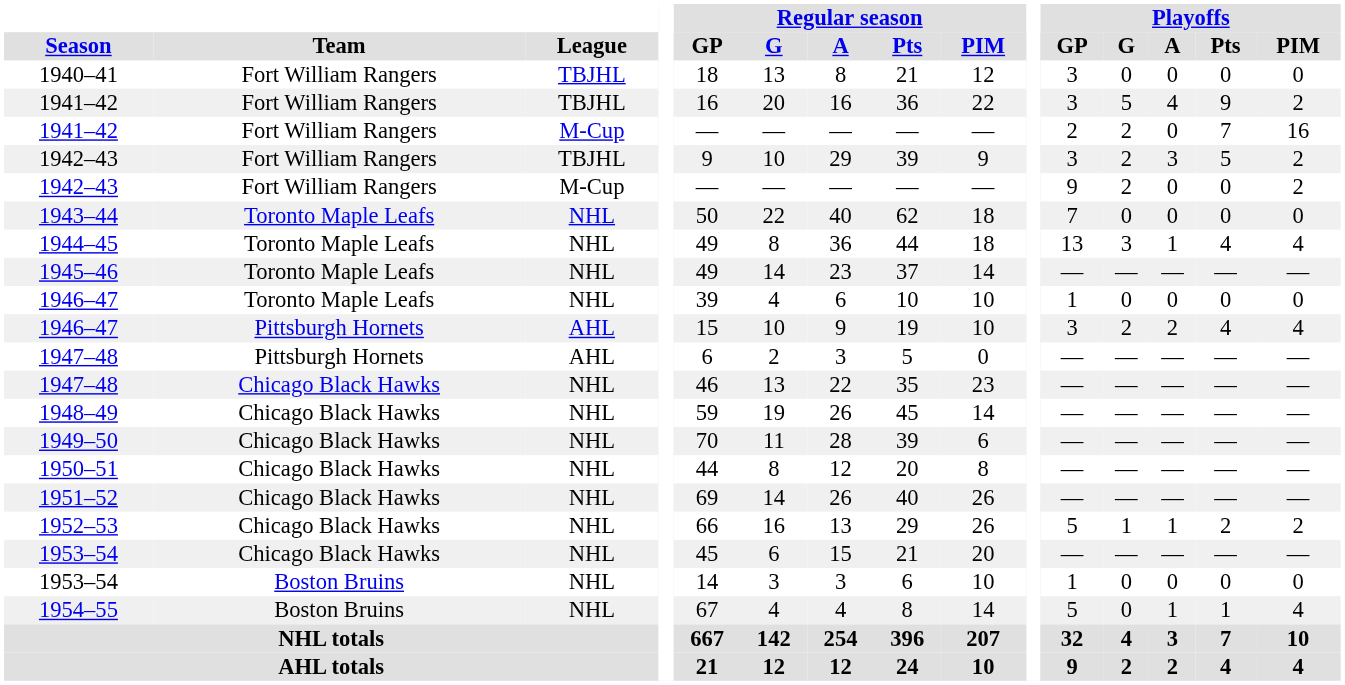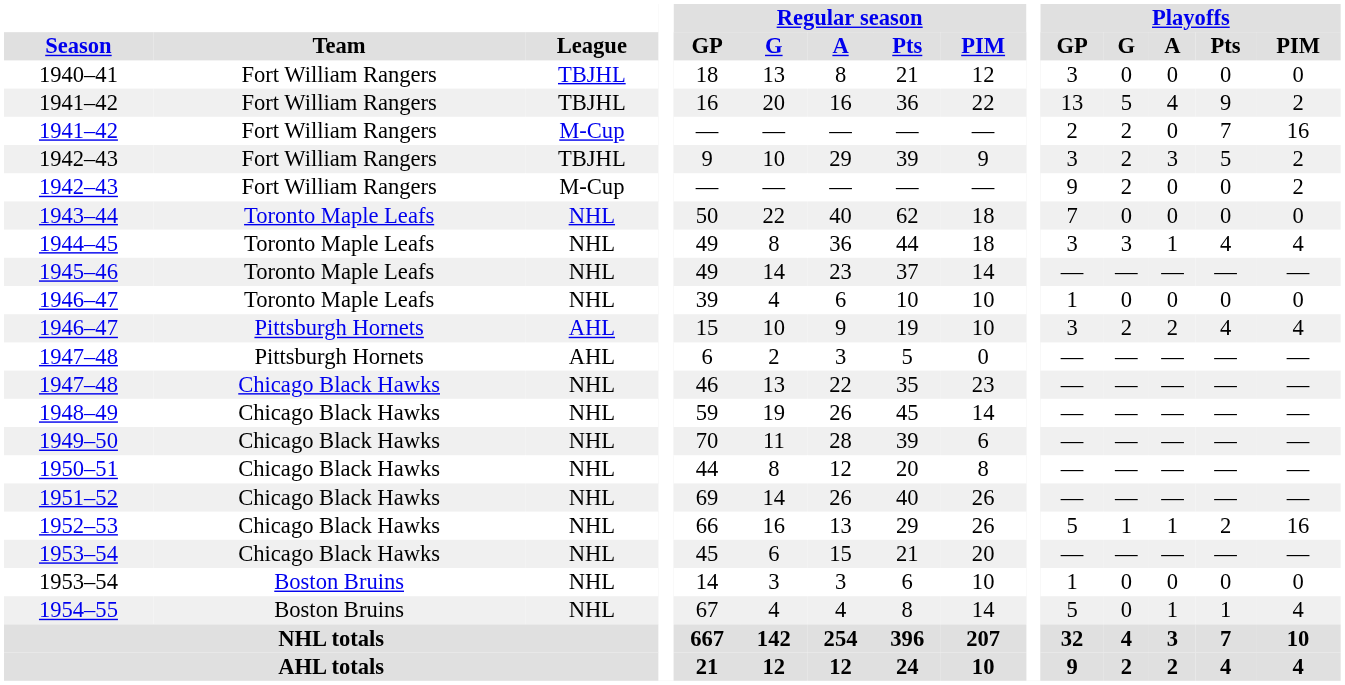(1072, 102) 3 -> (1072, 102) 13
(1072, 243) 13 -> (1072, 243) 3
(1298, 525) 2 -> (1298, 525) 16
